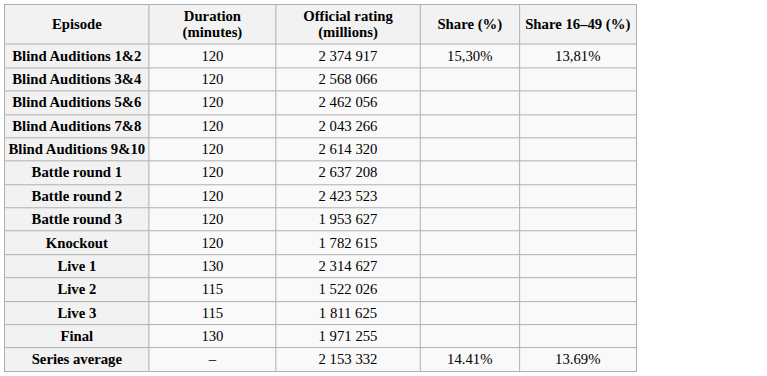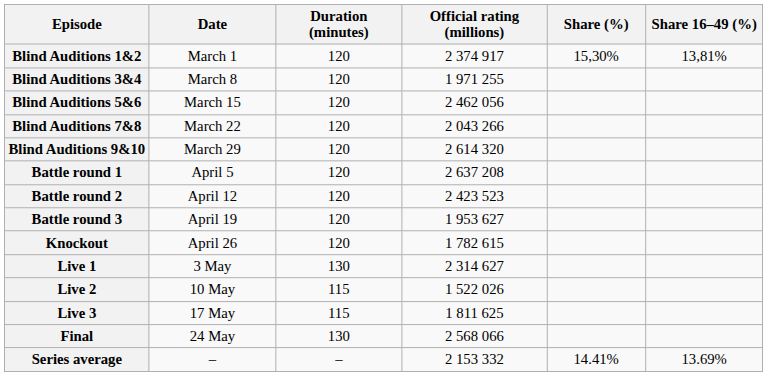+ column: (212, 24)
(348, 79) 2 568 066 -> (474, 79) 1 971 255
(348, 336) 1 971 255 -> (474, 336) 2 568 066
